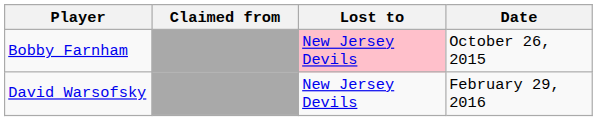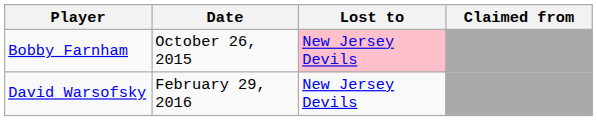columns swapped: (225, 17) <-> (519, 17)
